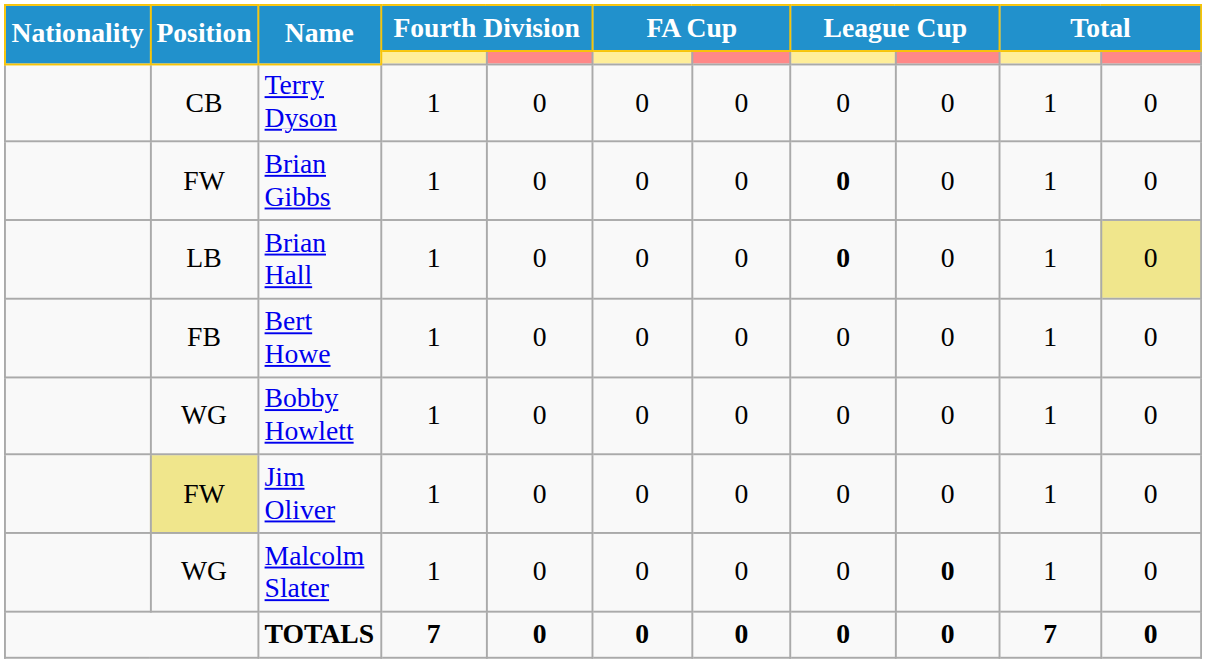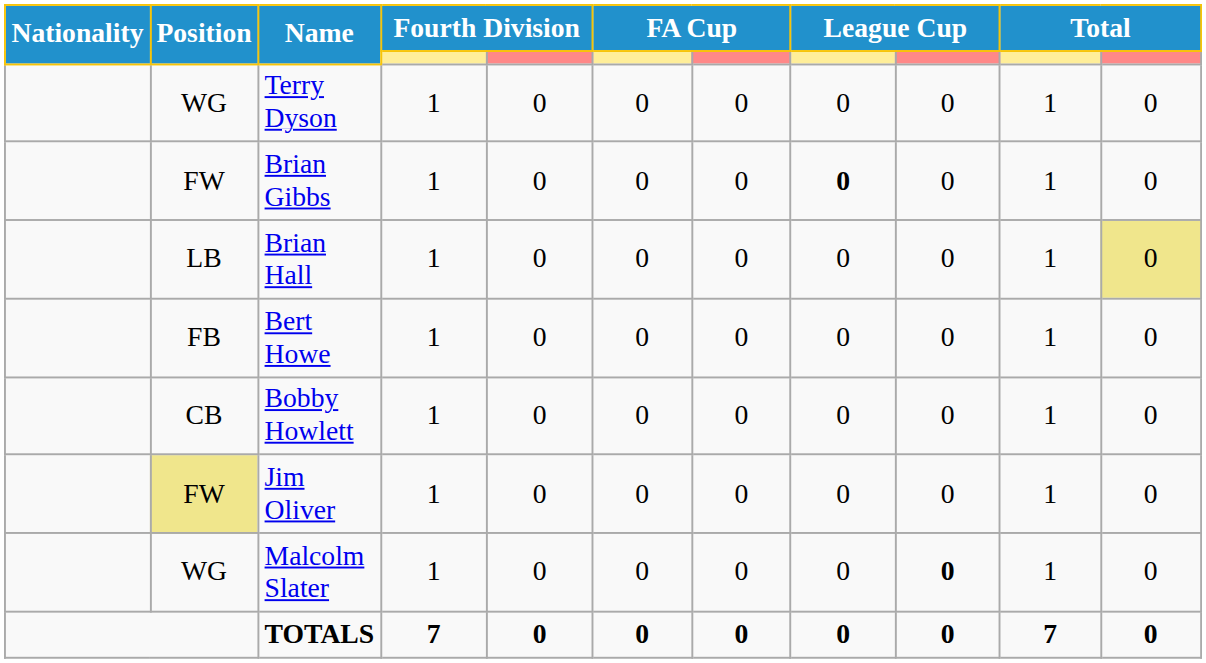(204, 102) CB -> (204, 102) WG
(843, 259) bold -> (843, 259) normal
(204, 415) WG -> (204, 415) CB
